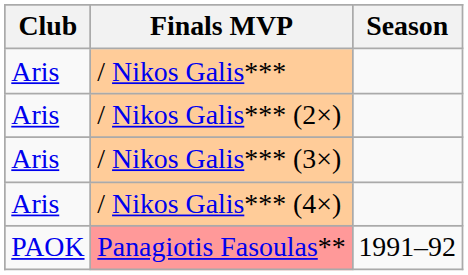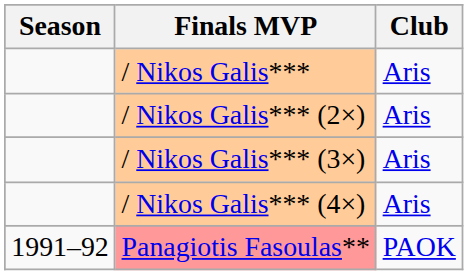columns swapped: (407, 26) <-> (48, 26)
